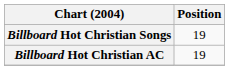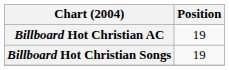rows swapped: (89, 55) <-> (89, 34)
